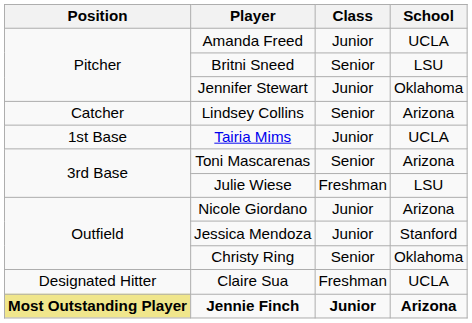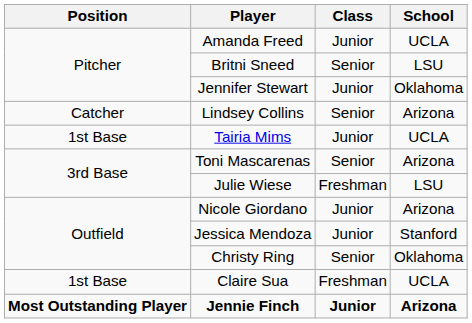(98, 281) Designated Hitter -> (97, 281) 1st Base
(98, 305) khaki background -> (98, 305) no background
